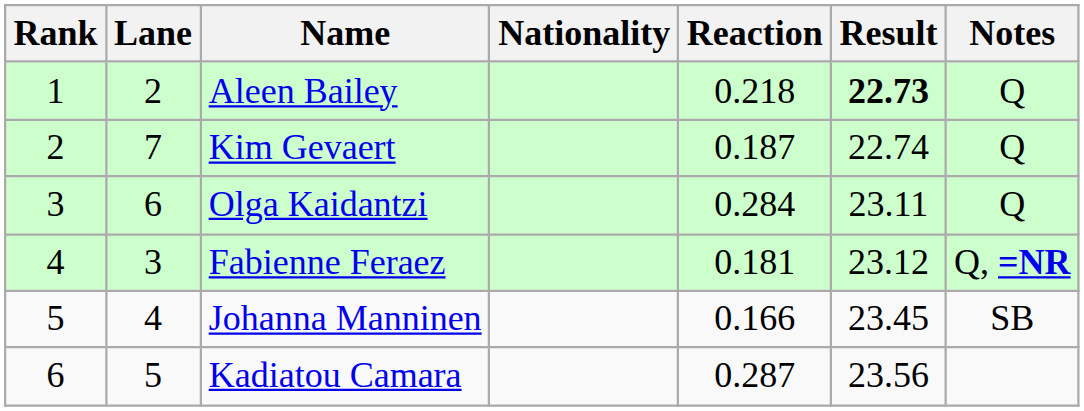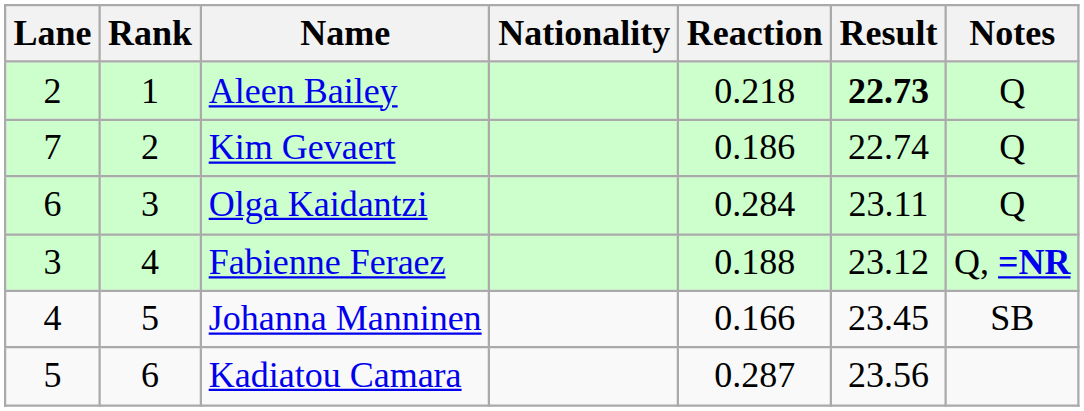columns swapped: (55, 33) <-> (153, 33)
(755, 147) 0.187 -> (755, 147) 0.186
(755, 261) 0.181 -> (755, 261) 0.188
